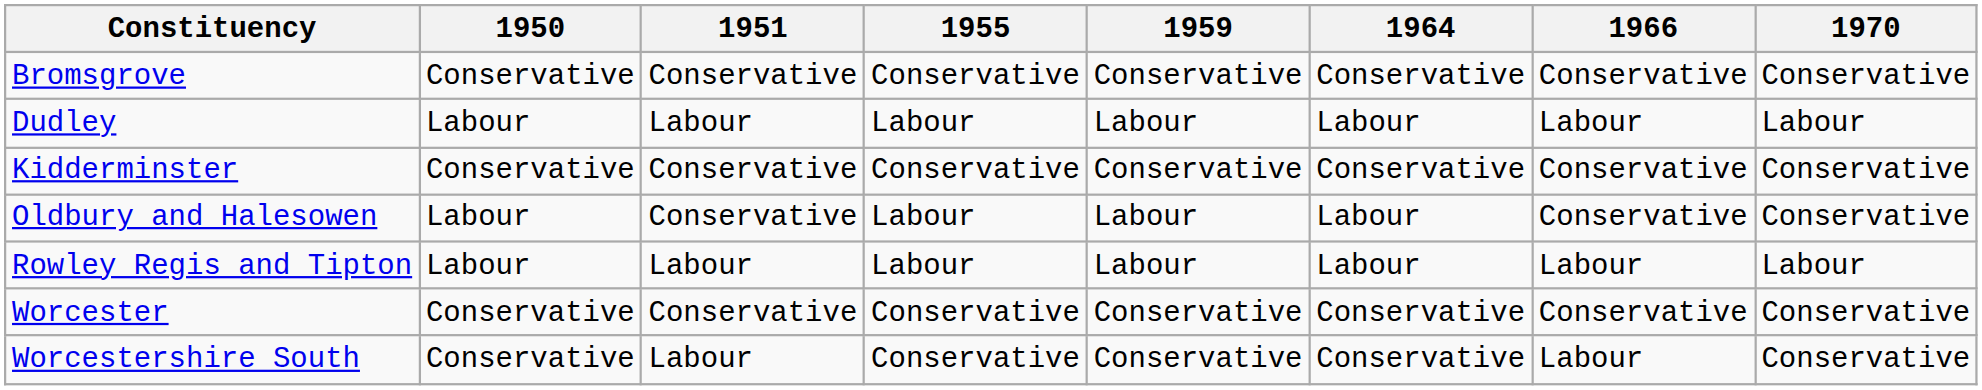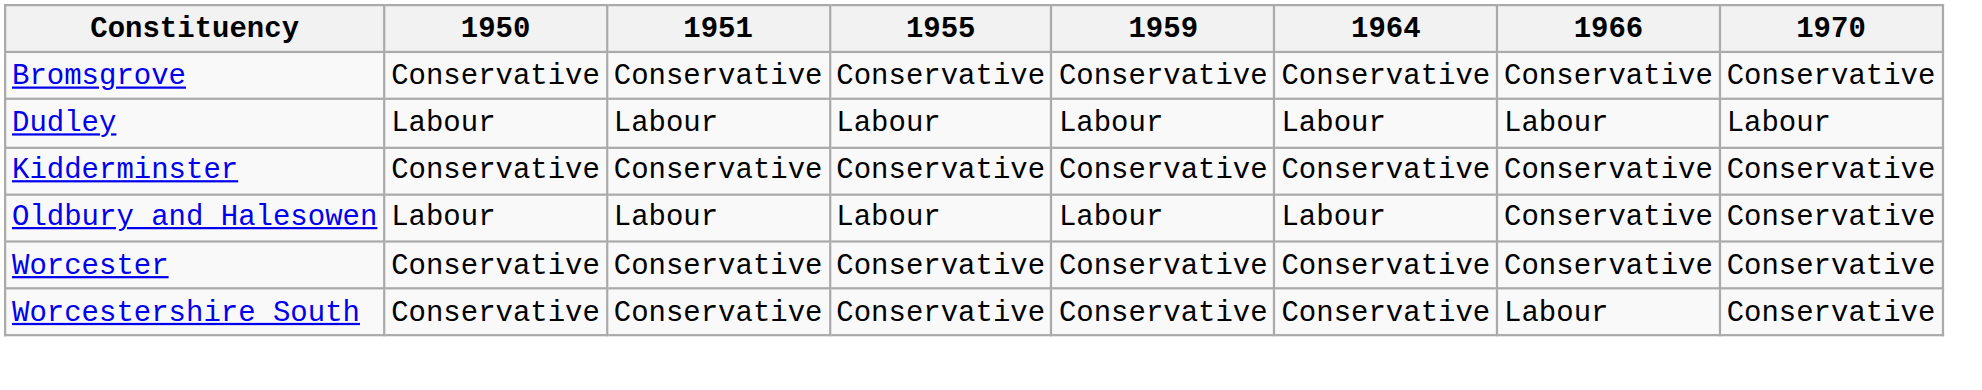(753, 218) Conservative -> (666, 218) Labour
- row: (212, 265)
(701, 359) Labour -> (718, 312) Conservative
